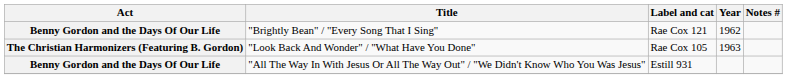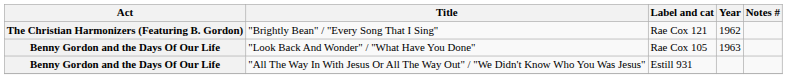(125, 30) Benny Gordon and the Days Of Our Life -> (125, 30) The Christian Harmonizers (Featuring B. Gordon)
(125, 47) The Christian Harmonizers (Featuring B. Gordon) -> (125, 47) Benny Gordon and the Days Of Our Life
